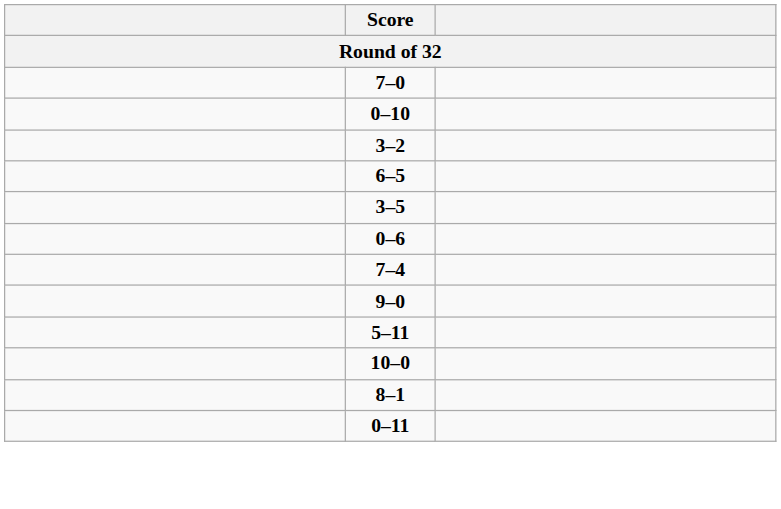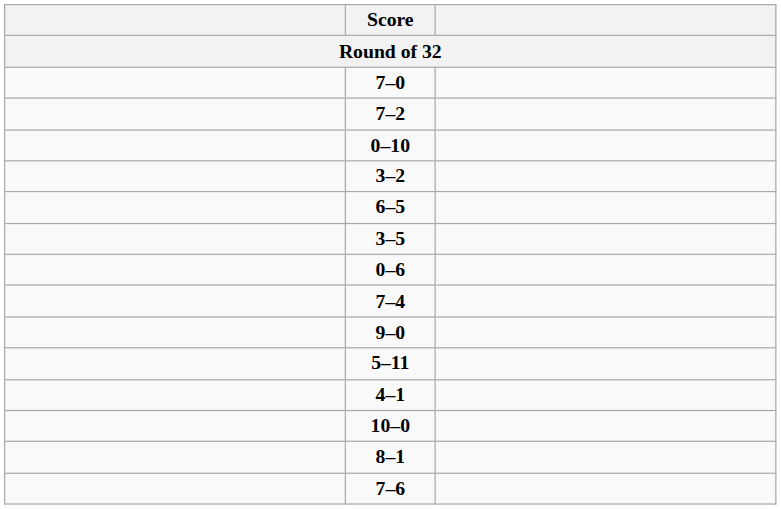+ row: (390, 113)
+ row: (390, 394)
- row: (390, 425)
+ row: (390, 488)
